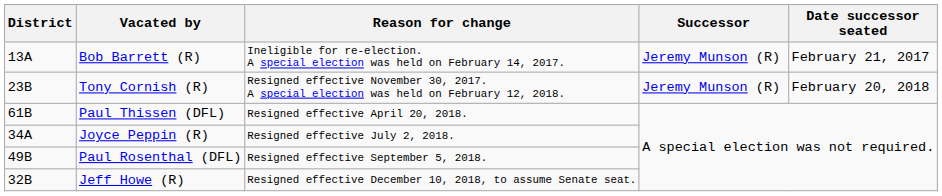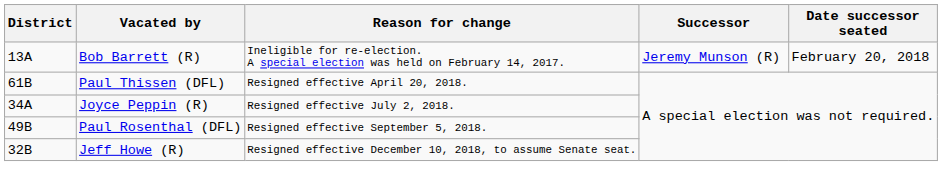(860, 57) February 21, 2017 -> (860, 57) February 20, 2018
- row: (144, 88)
